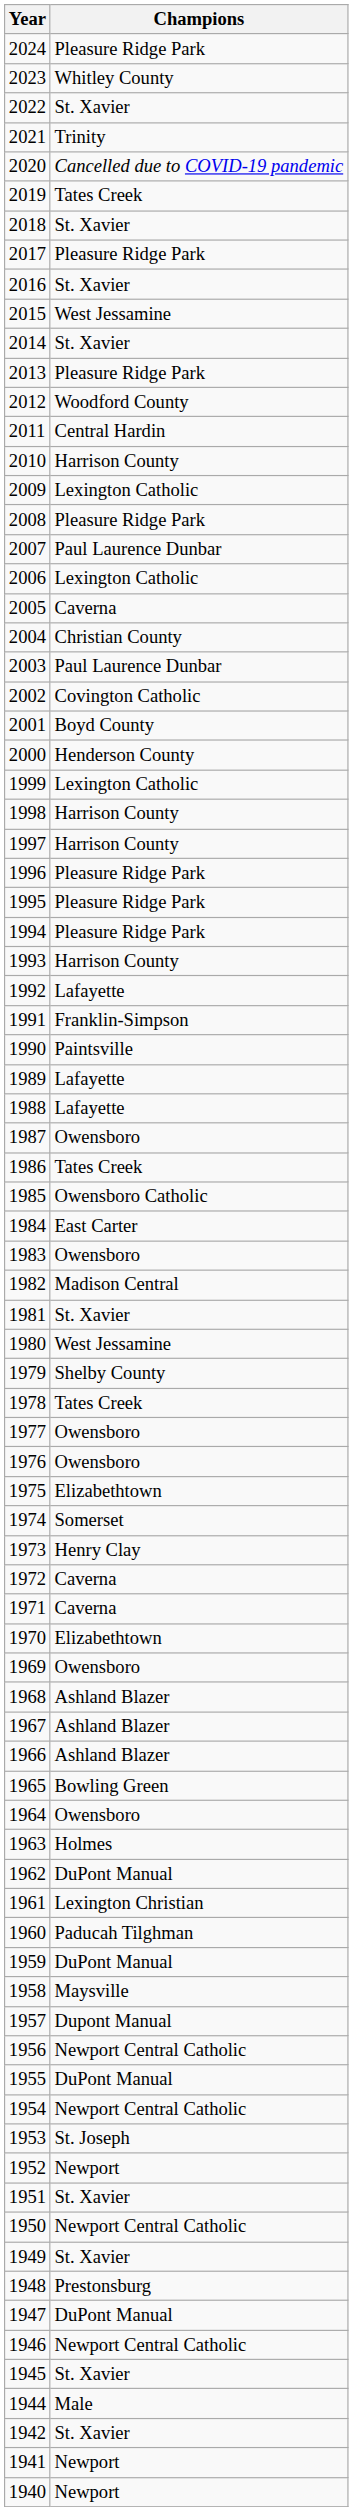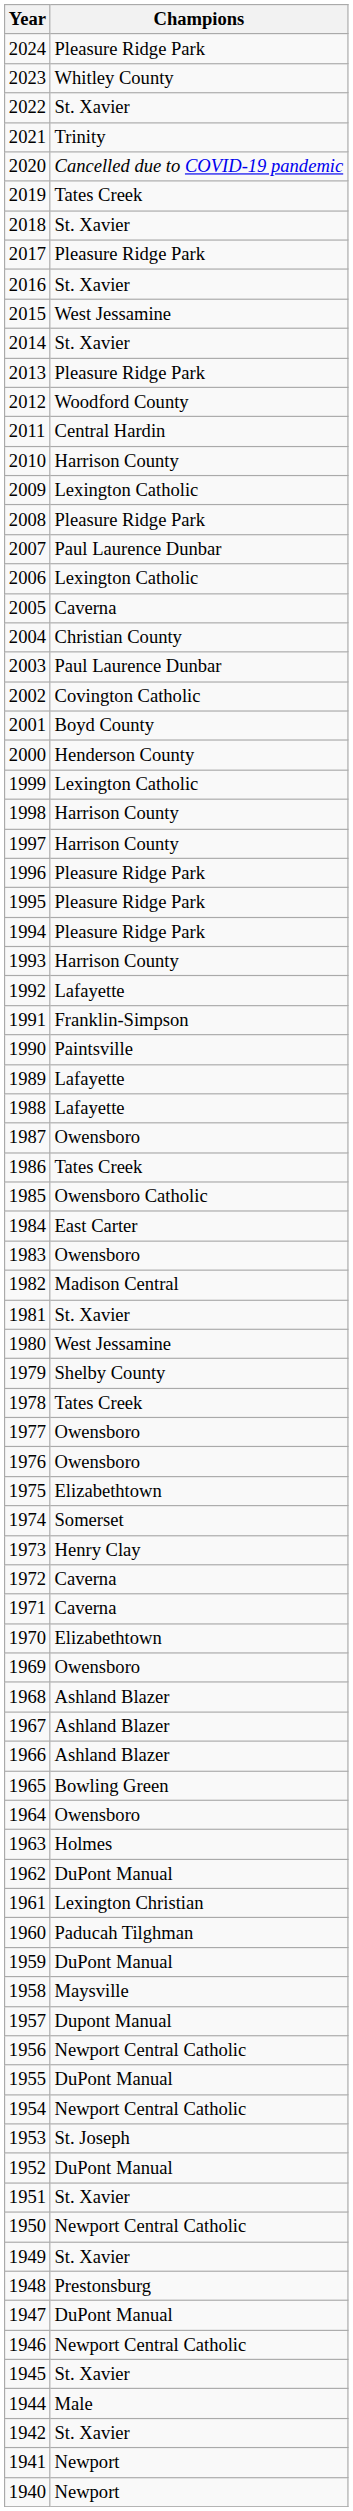(87, 2167) Newport -> (114, 2167) DuPont Manual
